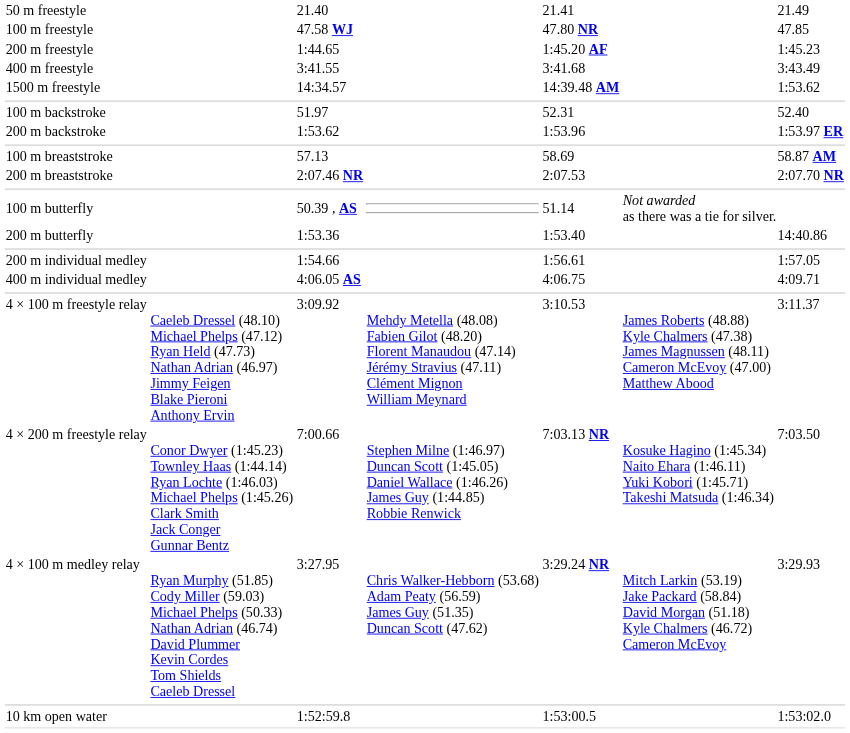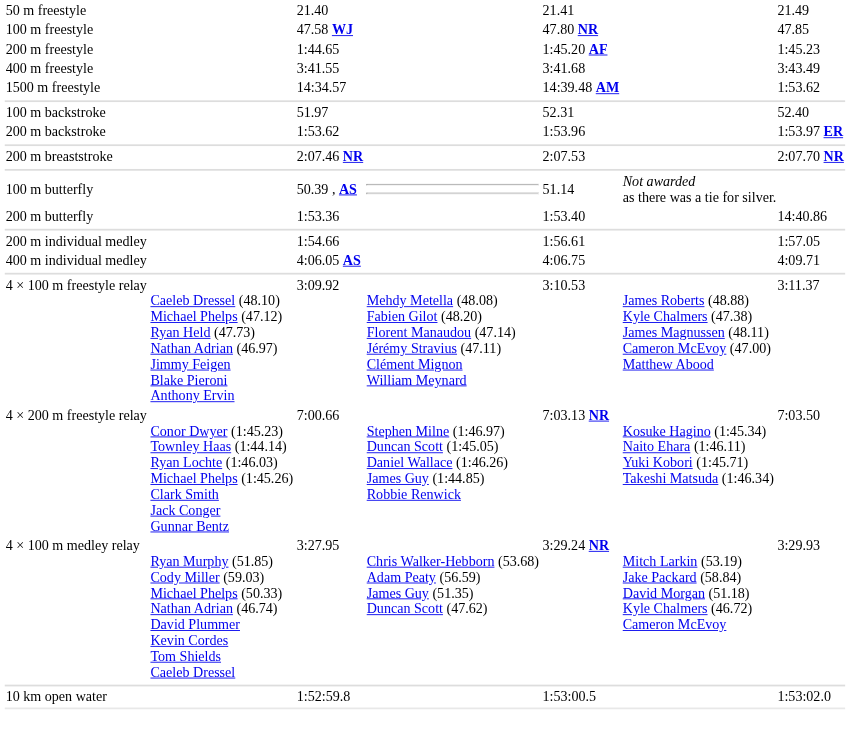- row: (59, 156)
